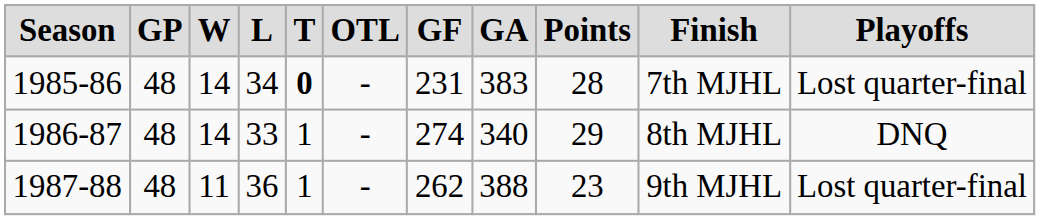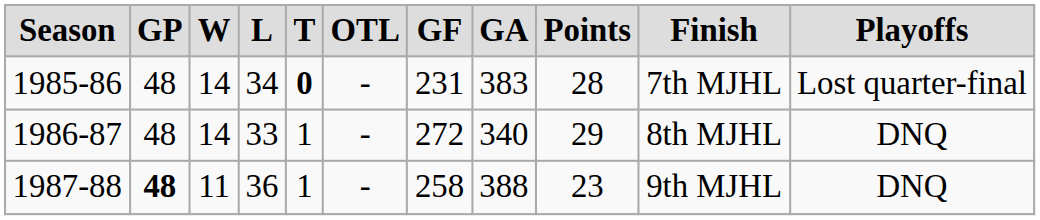(440, 134) 274 -> (440, 134) 272
(160, 186) normal -> (160, 186) bold
(440, 186) 262 -> (440, 186) 258
(912, 186) Lost quarter-final -> (912, 186) DNQ
